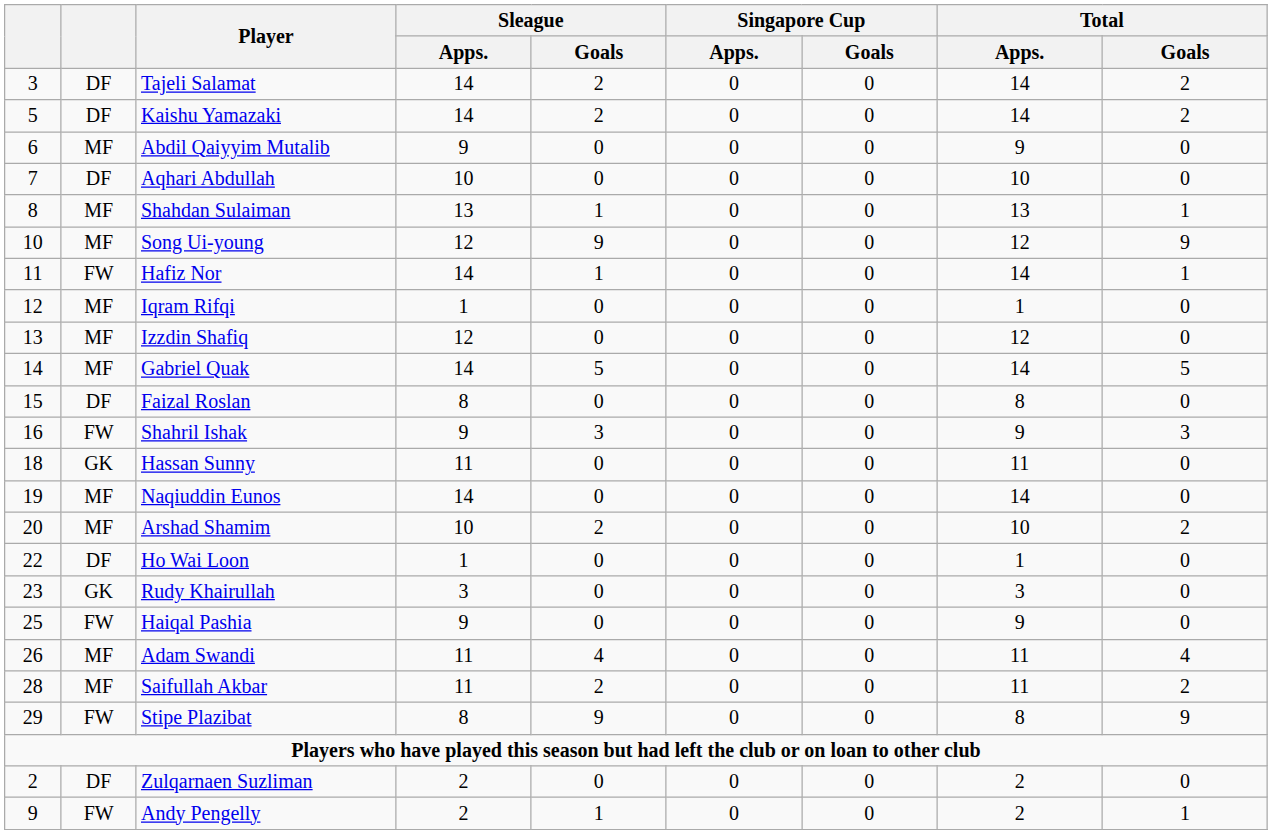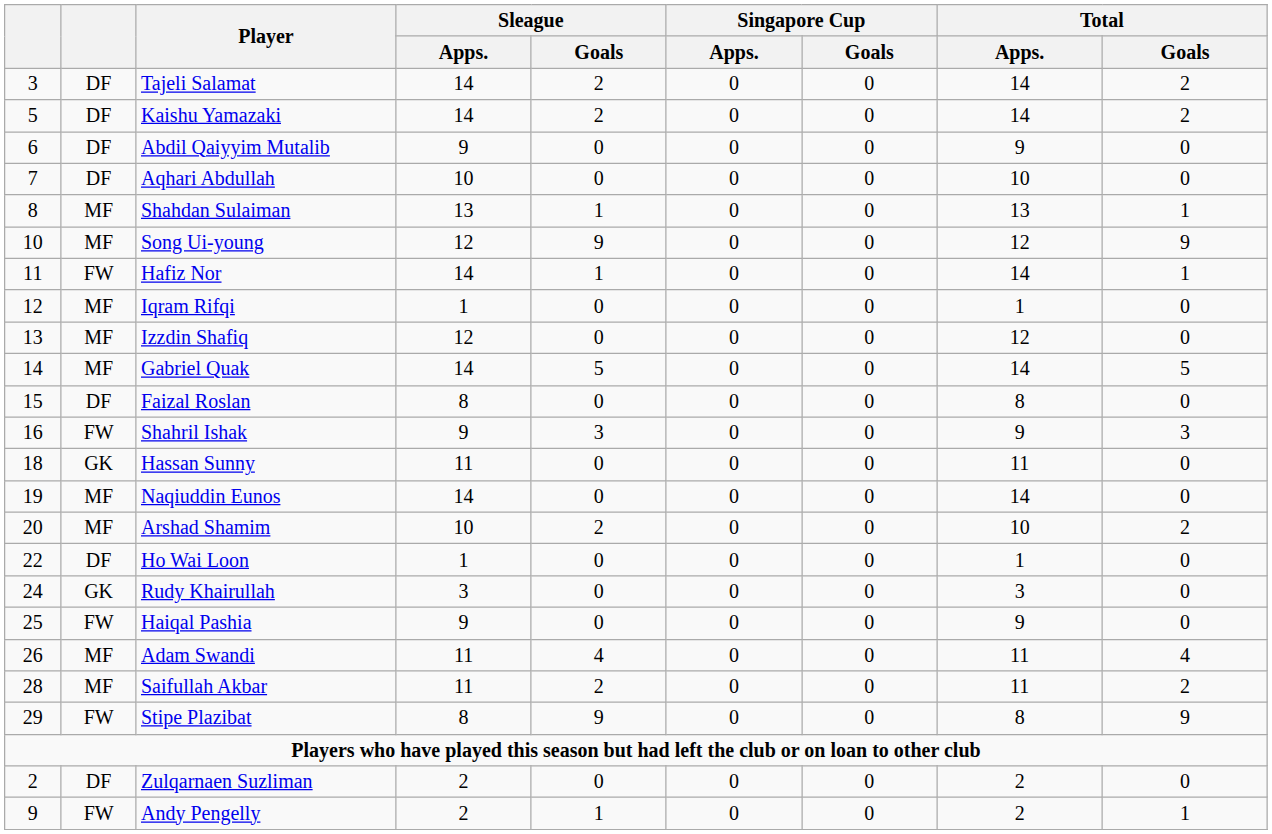(99, 147) MF -> (99, 147) DF
(33, 591) 23 -> (33, 591) 24
